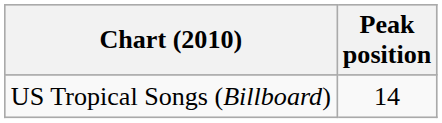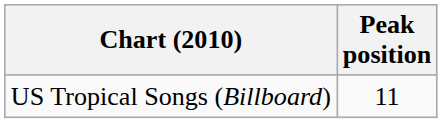(387, 95) 14 -> (387, 95) 11
